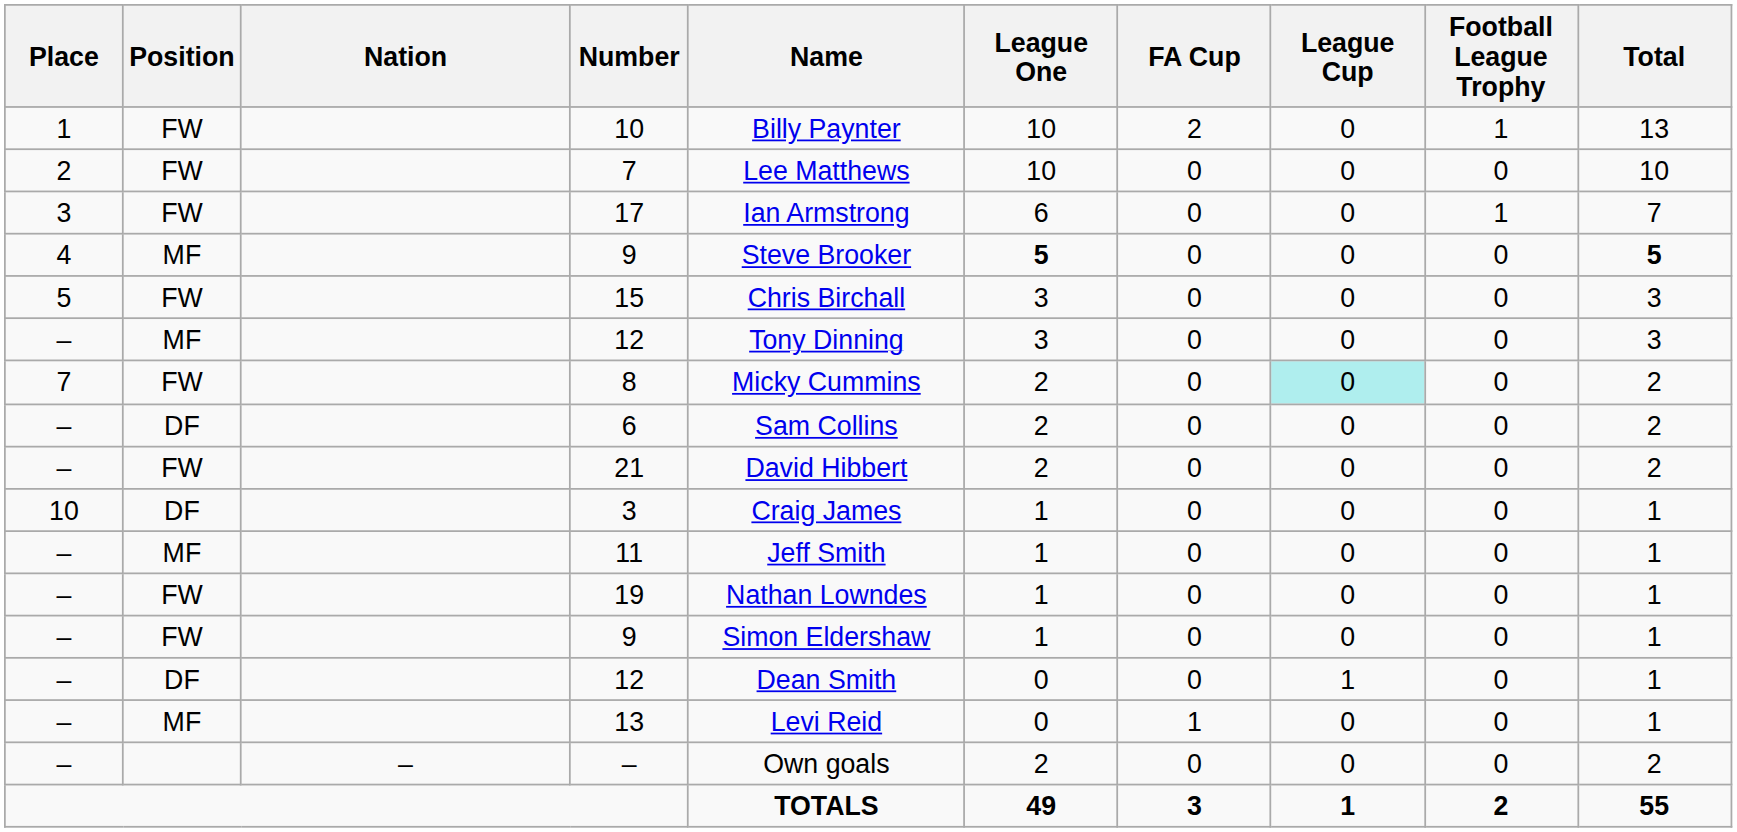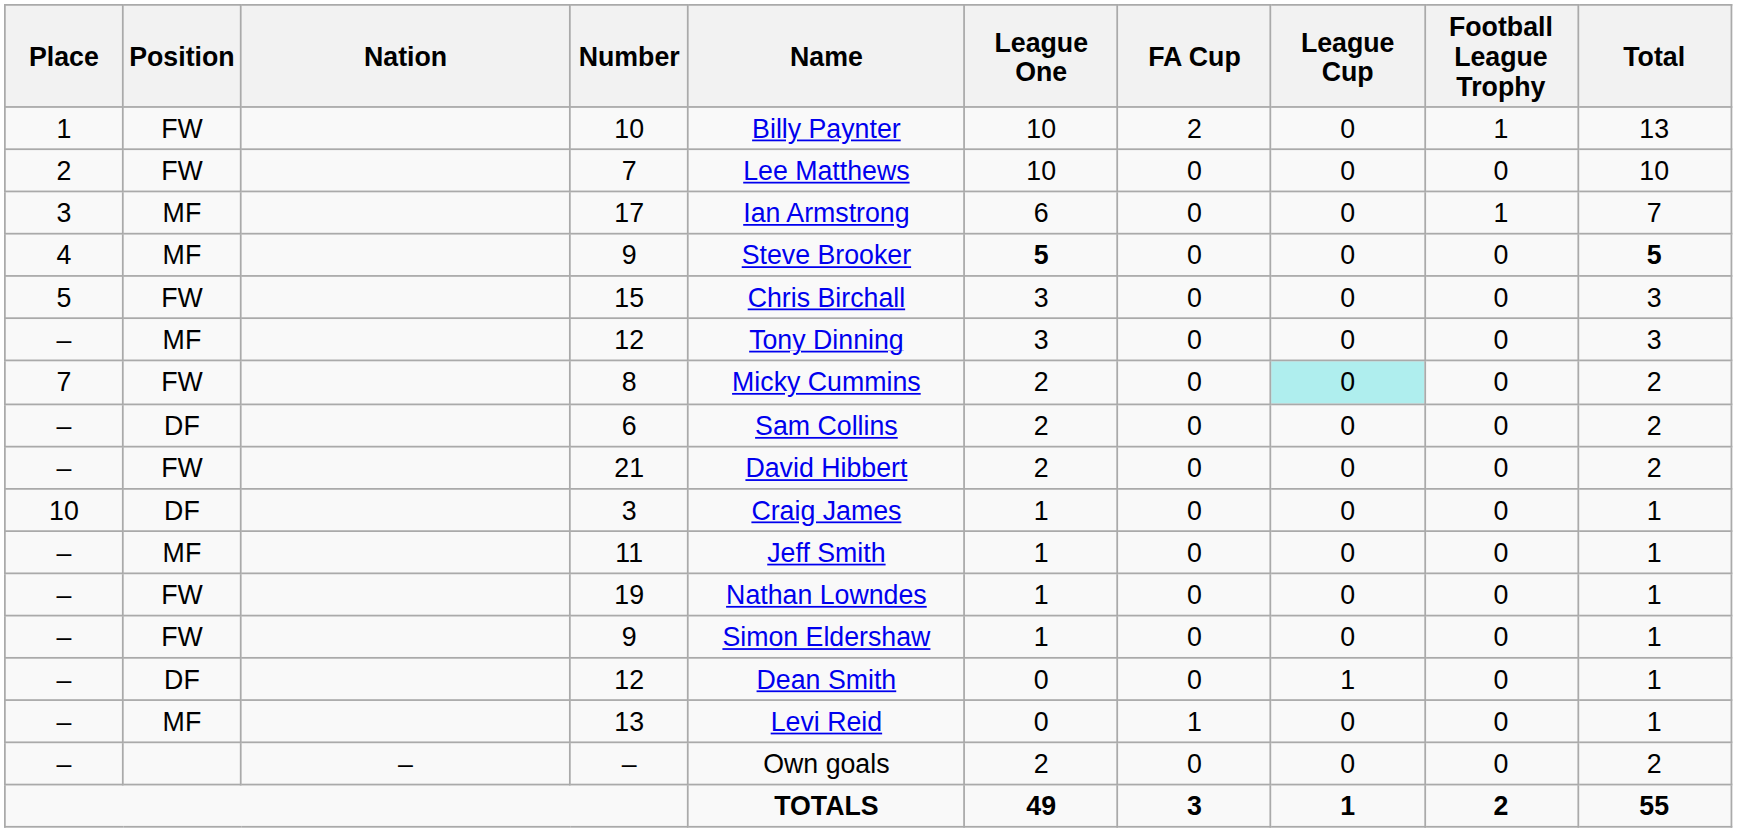(182, 213) FW -> (182, 213) MF
